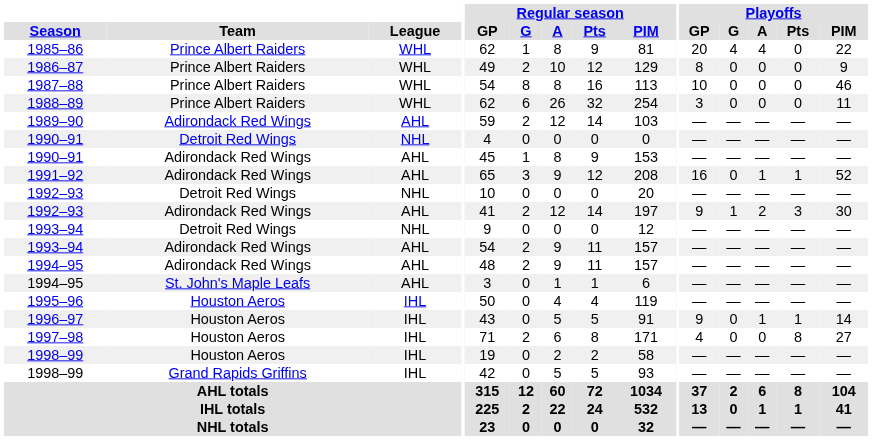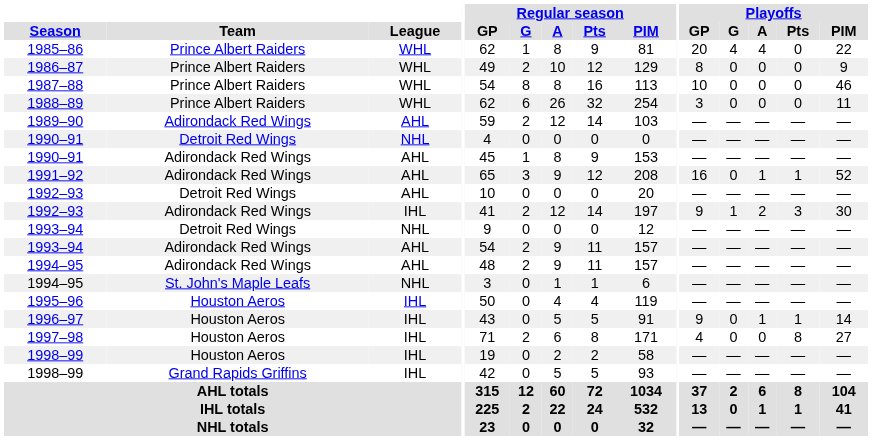(415, 193) NHL -> (415, 193) AHL
(415, 211) AHL -> (415, 211) IHL
(415, 283) AHL -> (415, 283) NHL
